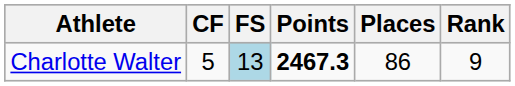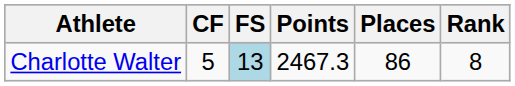(313, 62) bold -> (313, 62) normal
(476, 62) 9 -> (476, 62) 8
